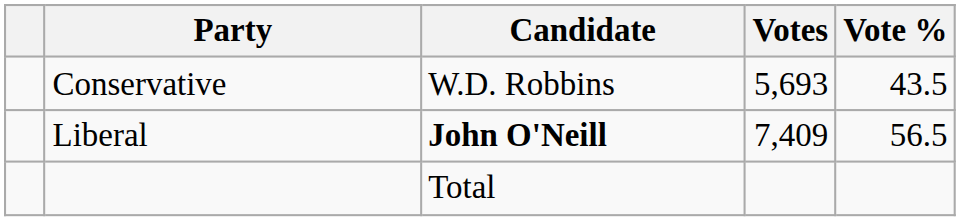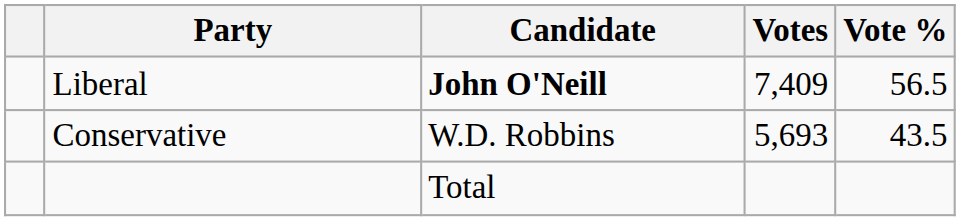rows swapped: (100, 135) <-> (139, 82)
